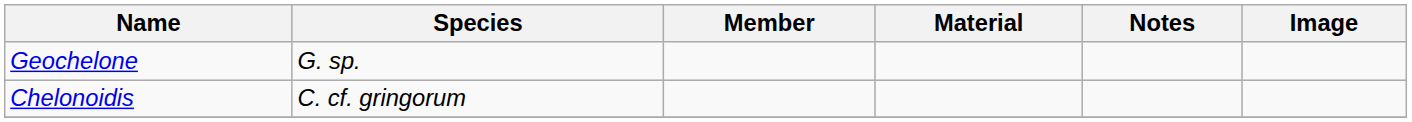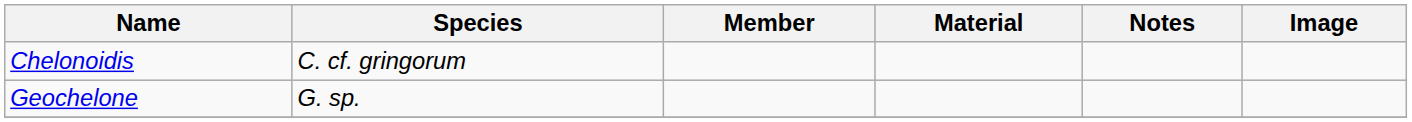rows swapped: (72, 98) <-> (74, 60)
